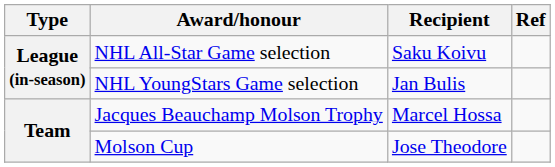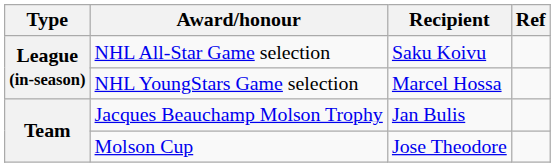(429, 83) Jan Bulis -> (447, 83) Marcel Hossa
(447, 114) Marcel Hossa -> (429, 114) Jan Bulis
